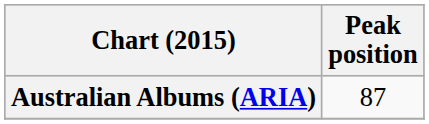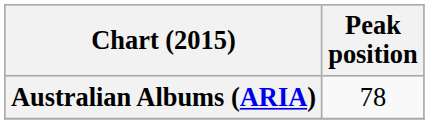(373, 97) 87 -> (373, 97) 78
